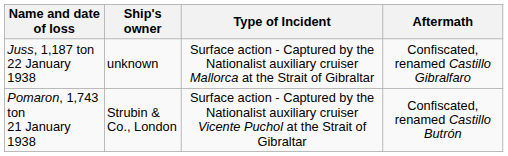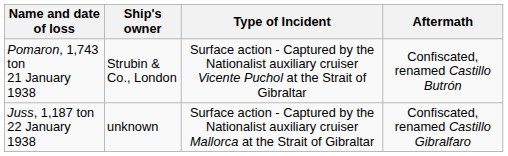rows swapped: (51, 63) <-> (53, 120)
